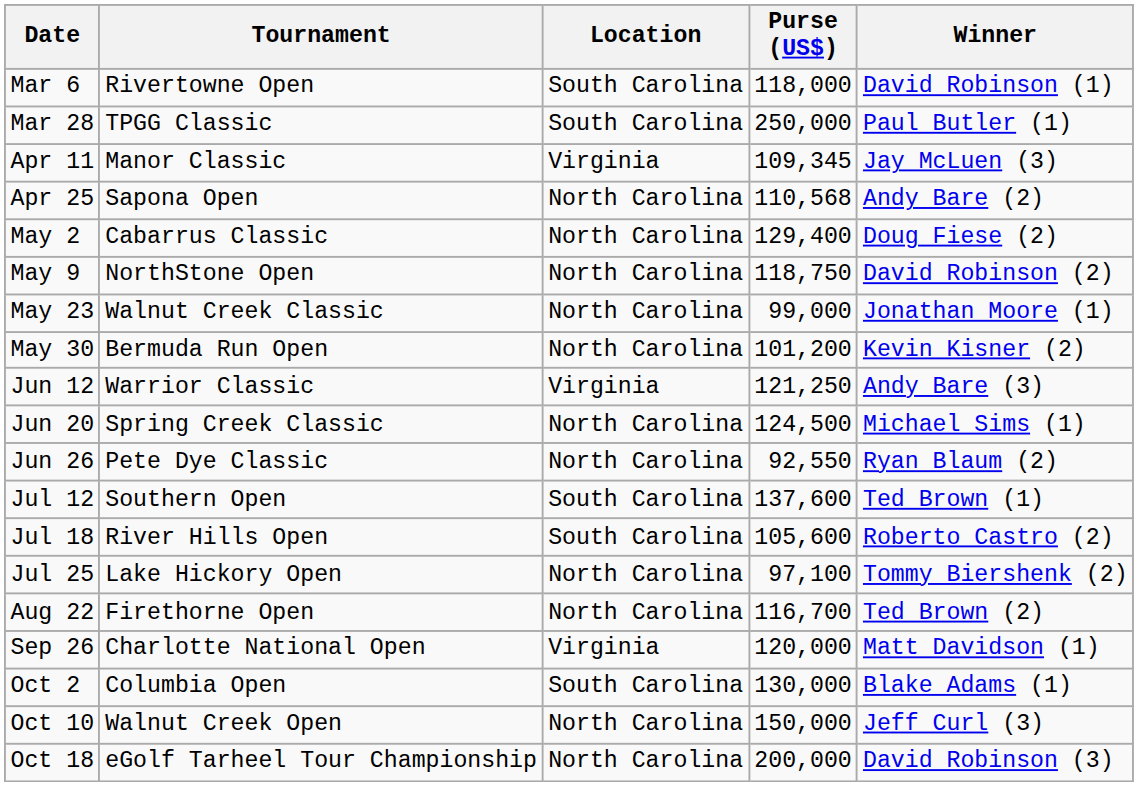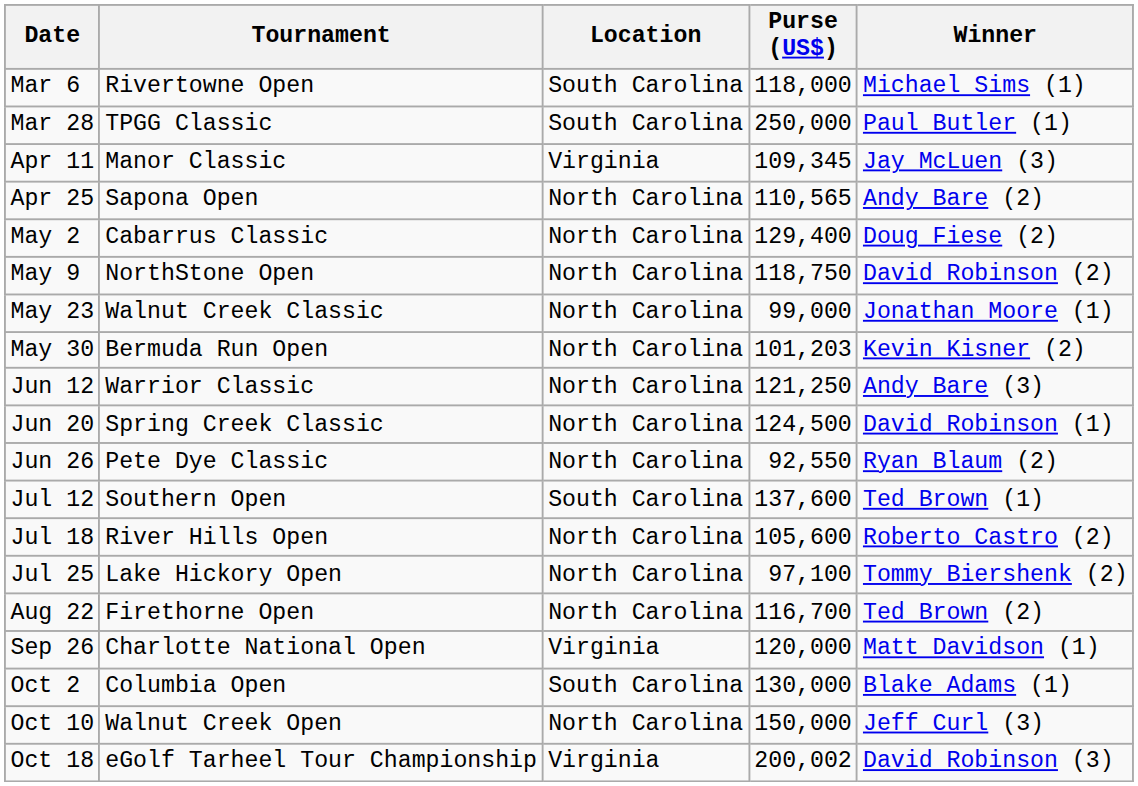(988, 88) David Robinson (1) -> (974, 88) Michael Sims (1)
(803, 200) 110,568 -> (803, 200) 110,565
(803, 350) 101,200 -> (803, 350) 101,203
(604, 388) Virginia -> (646, 388) North Carolina
(974, 425) Michael Sims (1) -> (988, 425) David Robinson (1)
(646, 538) South Carolina -> (646, 538) North Carolina
(646, 763) North Carolina -> (604, 763) Virginia
(803, 763) 200,000 -> (803, 763) 200,002
